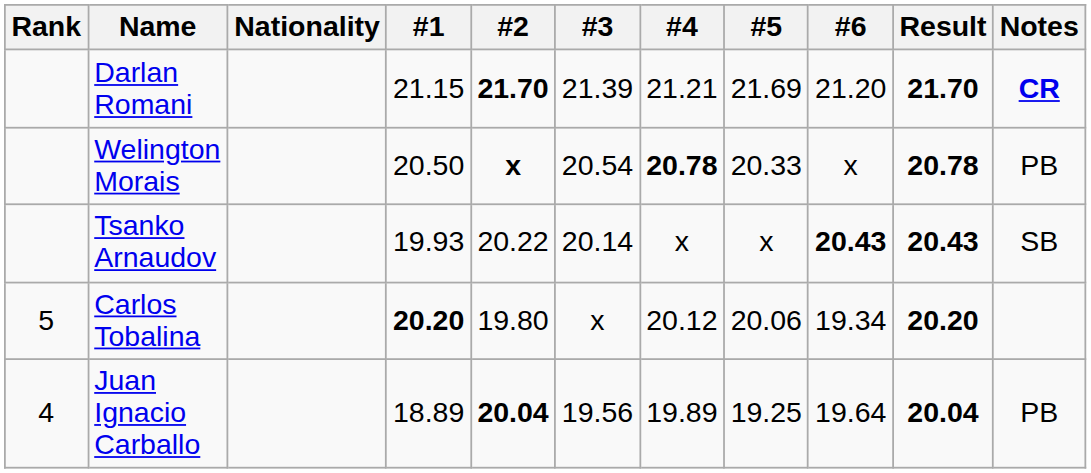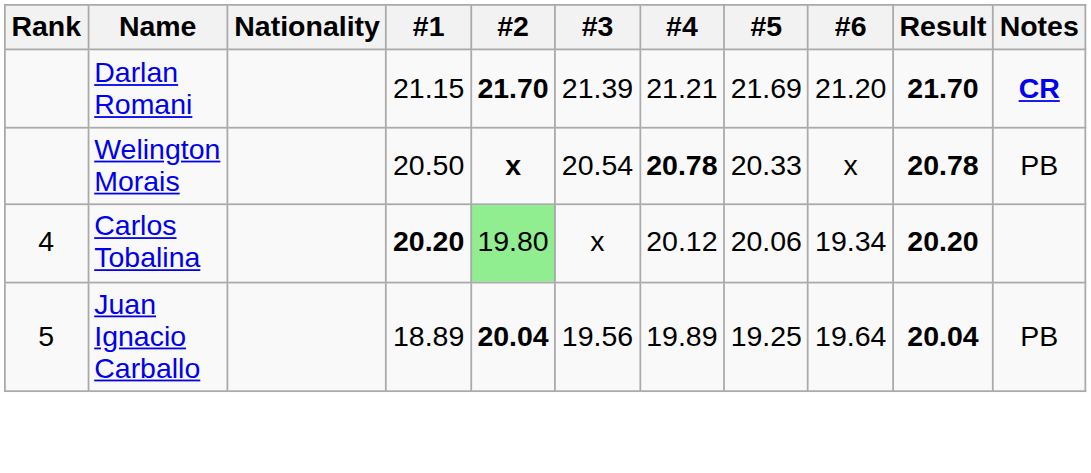- row: (155, 242)
(46, 319) 5 -> (46, 242) 4
(513, 319) no background -> (513, 242) lightgreen background
(46, 413) 4 -> (46, 335) 5
